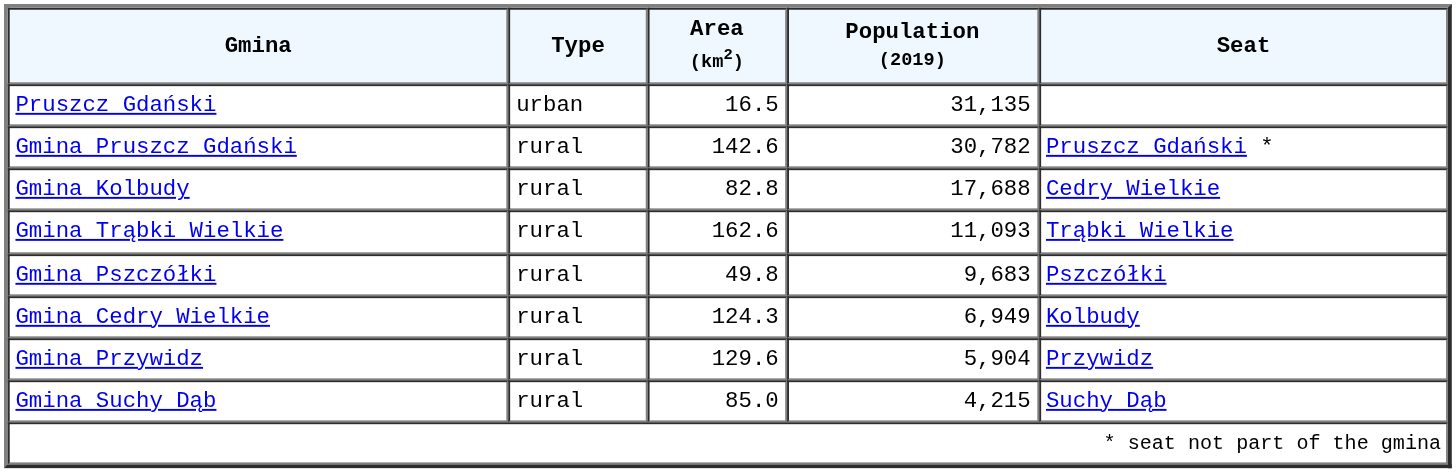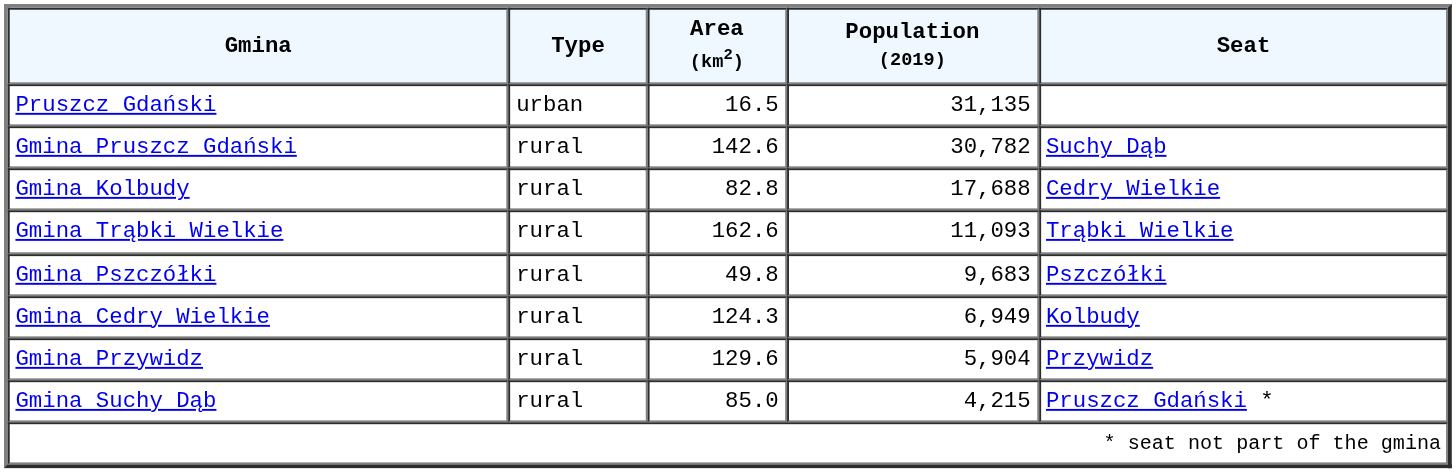(1160, 148) Pruszcz Gdański * -> (1106, 148) Suchy Dąb
(1106, 401) Suchy Dąb -> (1160, 401) Pruszcz Gdański *
